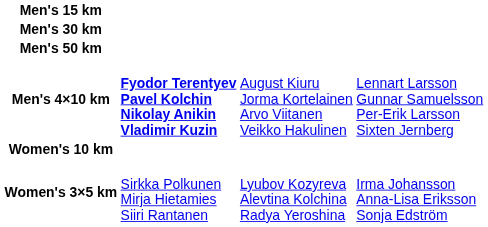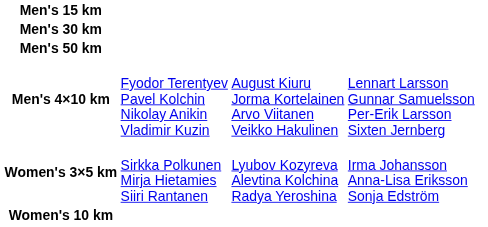(179, 107) bold -> (174, 107) normal
rows swapped: (61, 149) <-> (61, 192)
